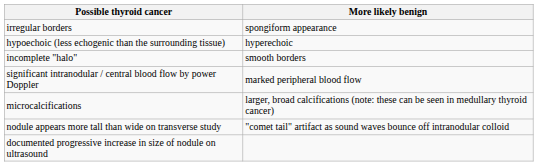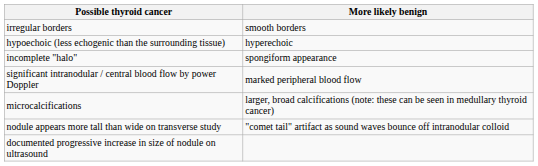(291, 27) spongiform appearance -> (275, 27) smooth borders
(275, 58) smooth borders -> (291, 58) spongiform appearance
